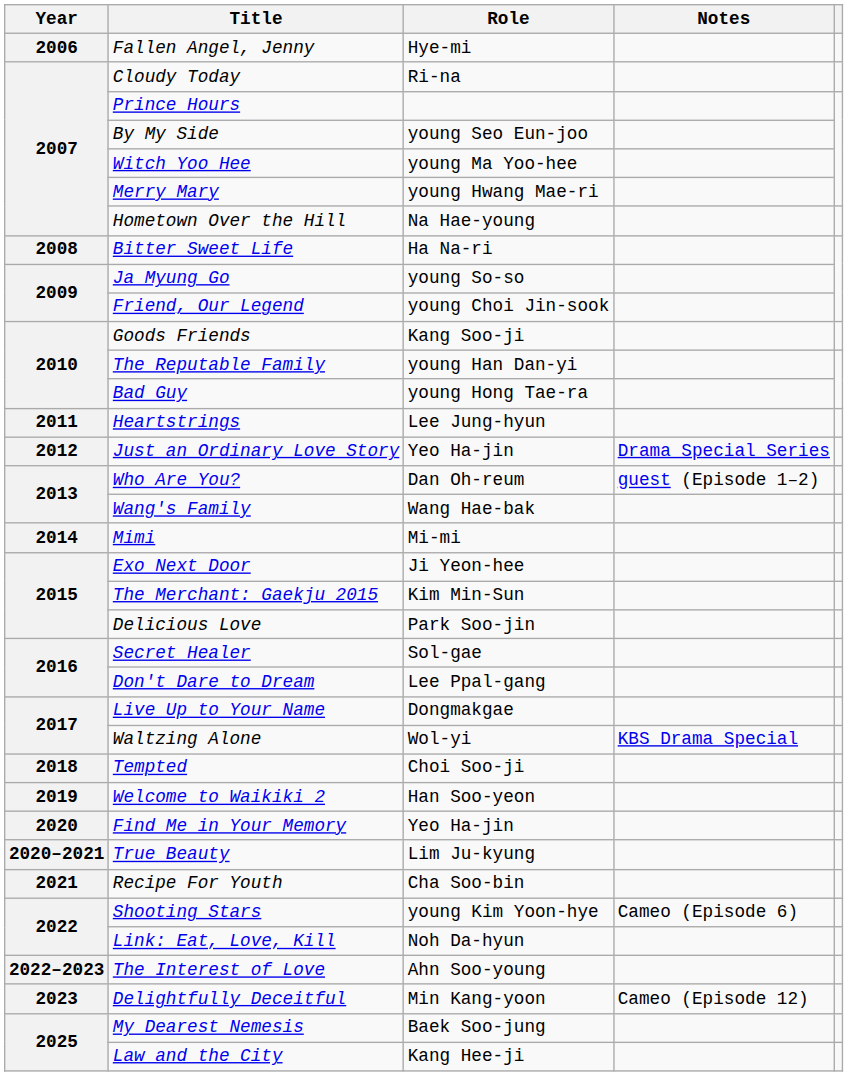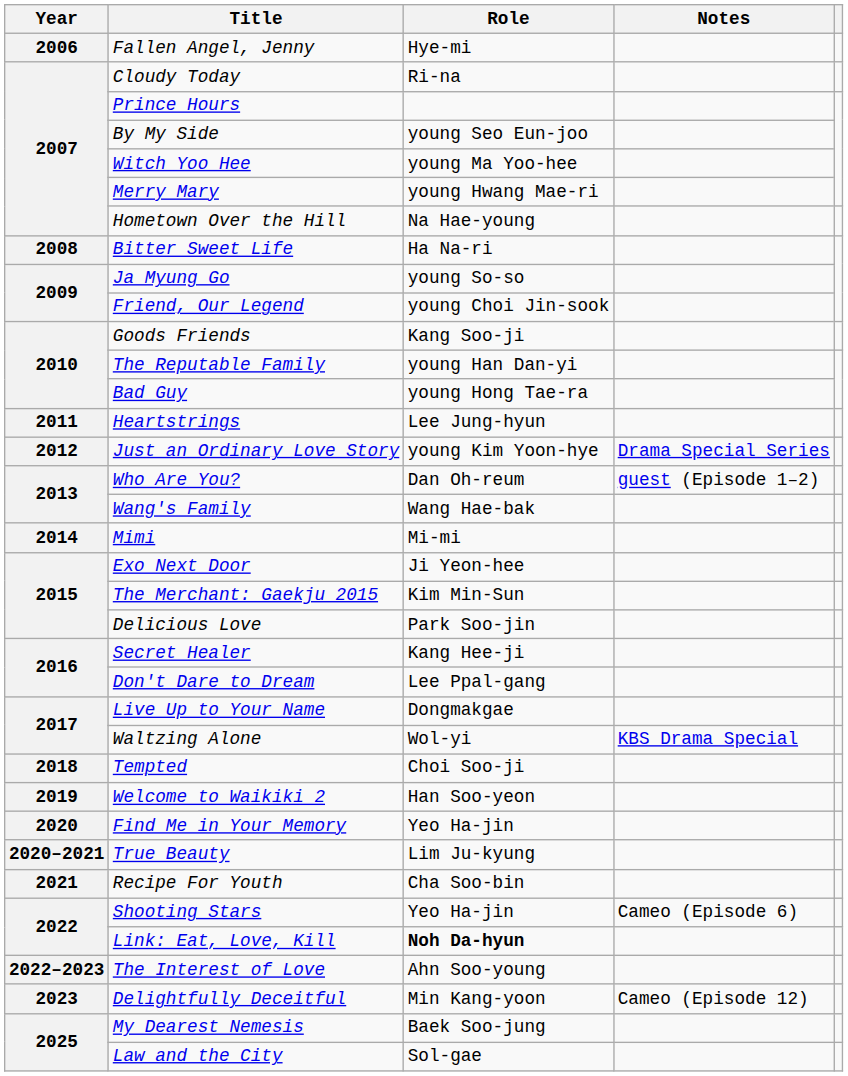(461, 451) Yeo Ha-jin -> (503, 451) young Kim Yoon-hye
(445, 653) Sol-gae -> (466, 653) Kang Hee-ji
(503, 912) young Kim Yoon-hye -> (461, 912) Yeo Ha-jin
(466, 941) normal -> (466, 941) bold
(466, 1056) Kang Hee-ji -> (445, 1056) Sol-gae
